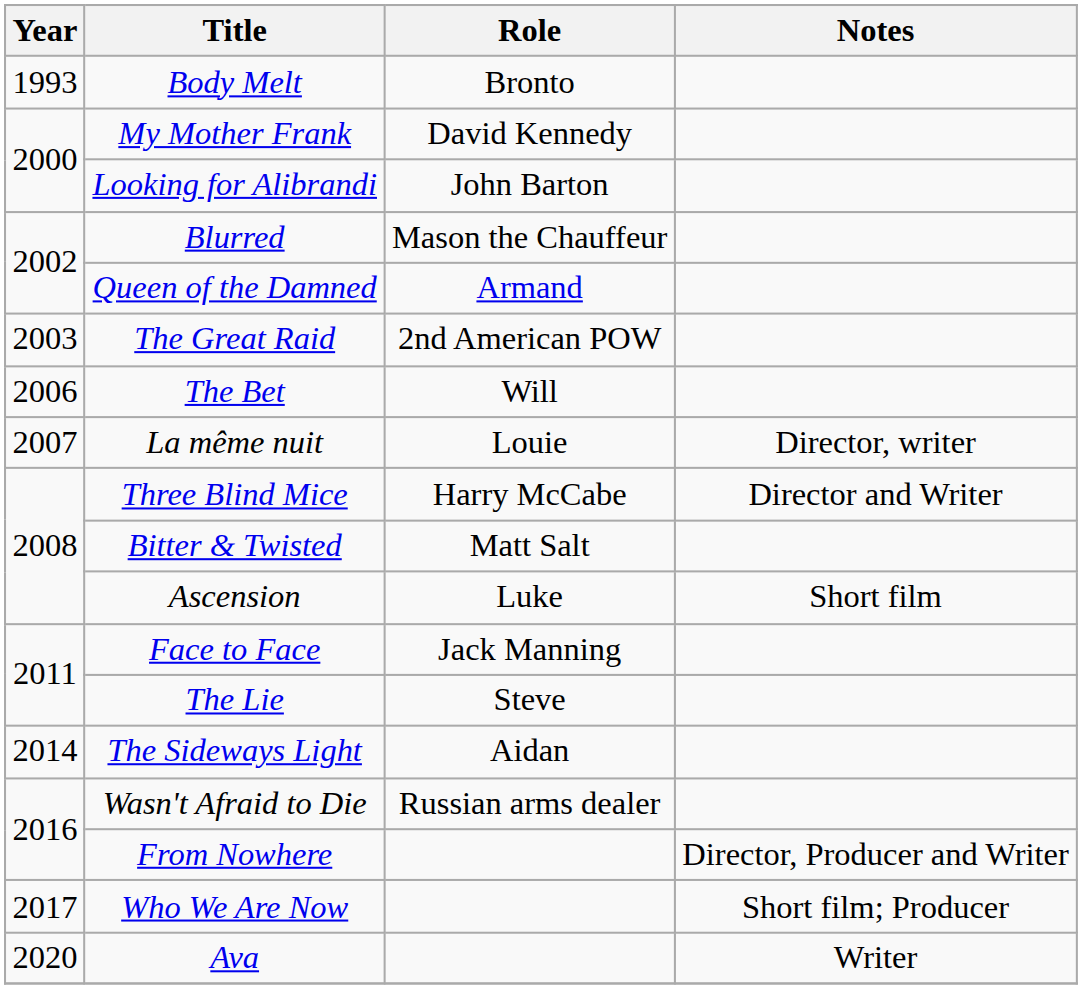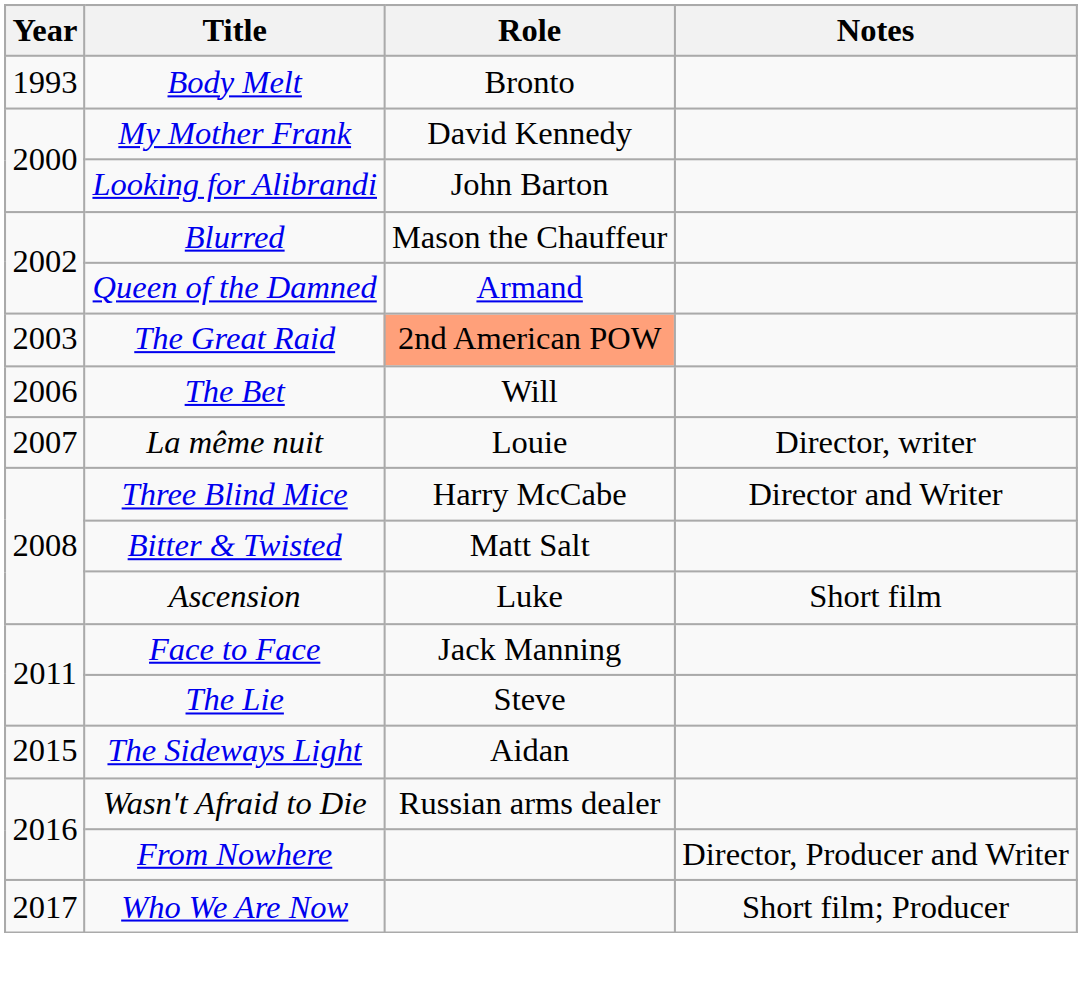(530, 339) no background -> (530, 339) lightsalmon background
(45, 751) 2014 -> (45, 751) 2015
- row: (235, 957)
